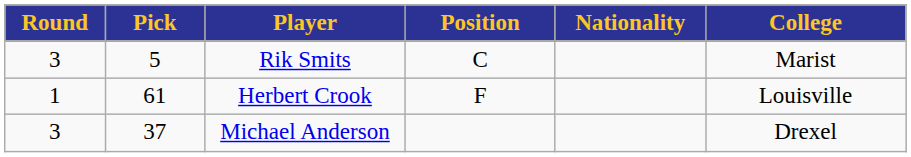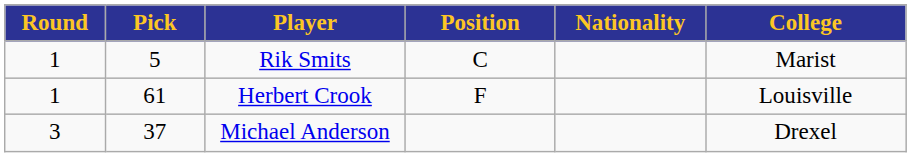(55, 59) 3 -> (55, 59) 1
